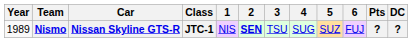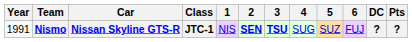columns swapped: (398, 12) <-> (377, 12)
(18, 29) 1989 -> (18, 29) 1991
(277, 29) normal -> (277, 29) bold
